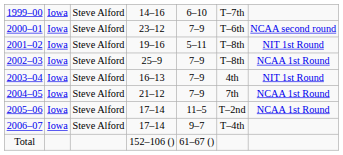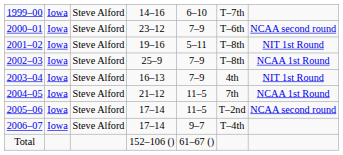(197, 93) 7–9 -> (197, 93) 11–5
(293, 110) NCAA 1st Round -> (293, 110) NCAA second round
